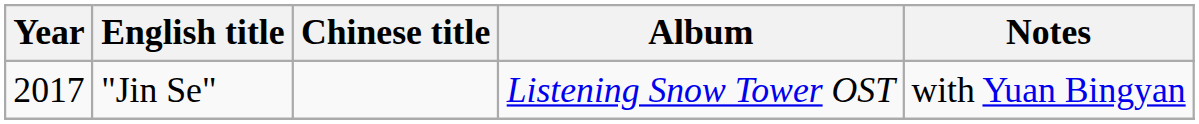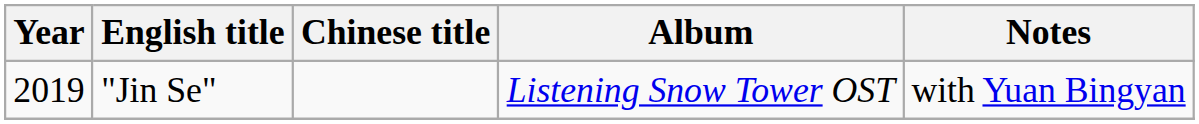(49, 89) 2017 -> (49, 89) 2019
